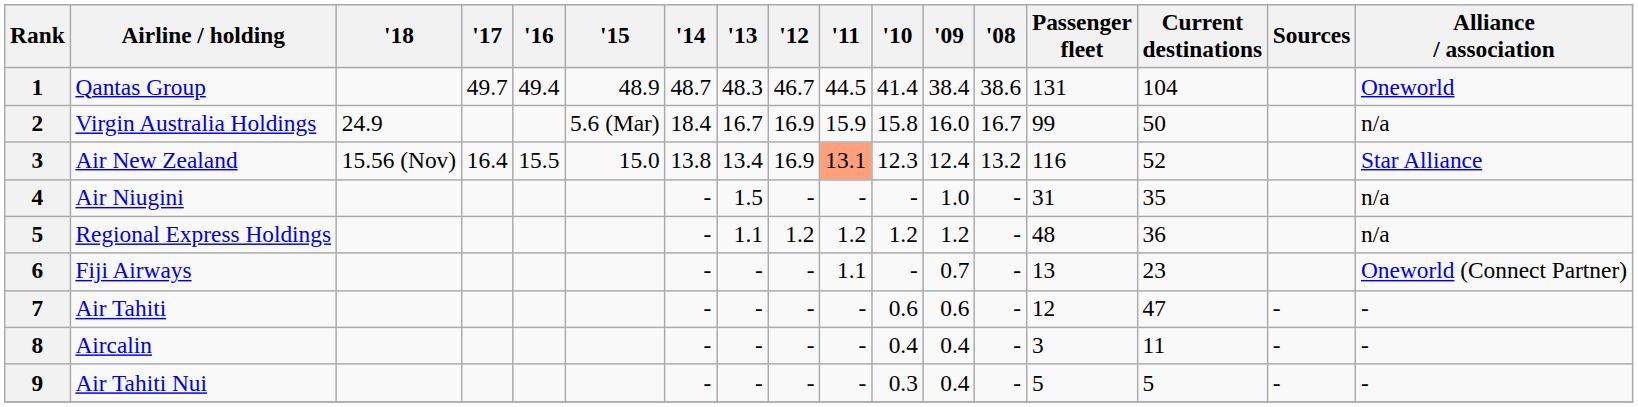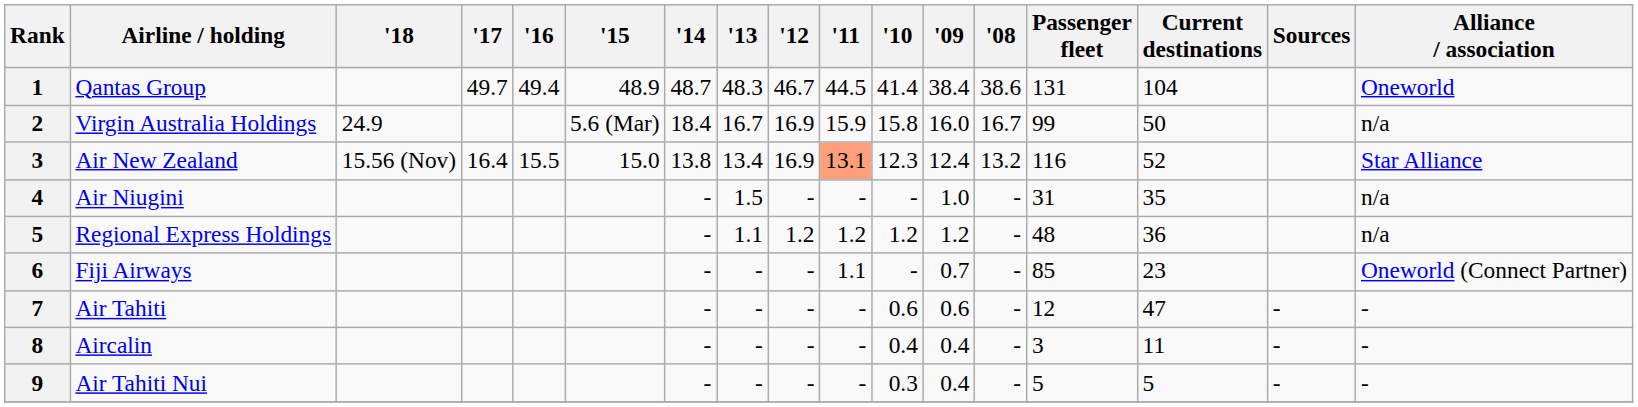(1044, 271) 13 -> (1044, 271) 85
